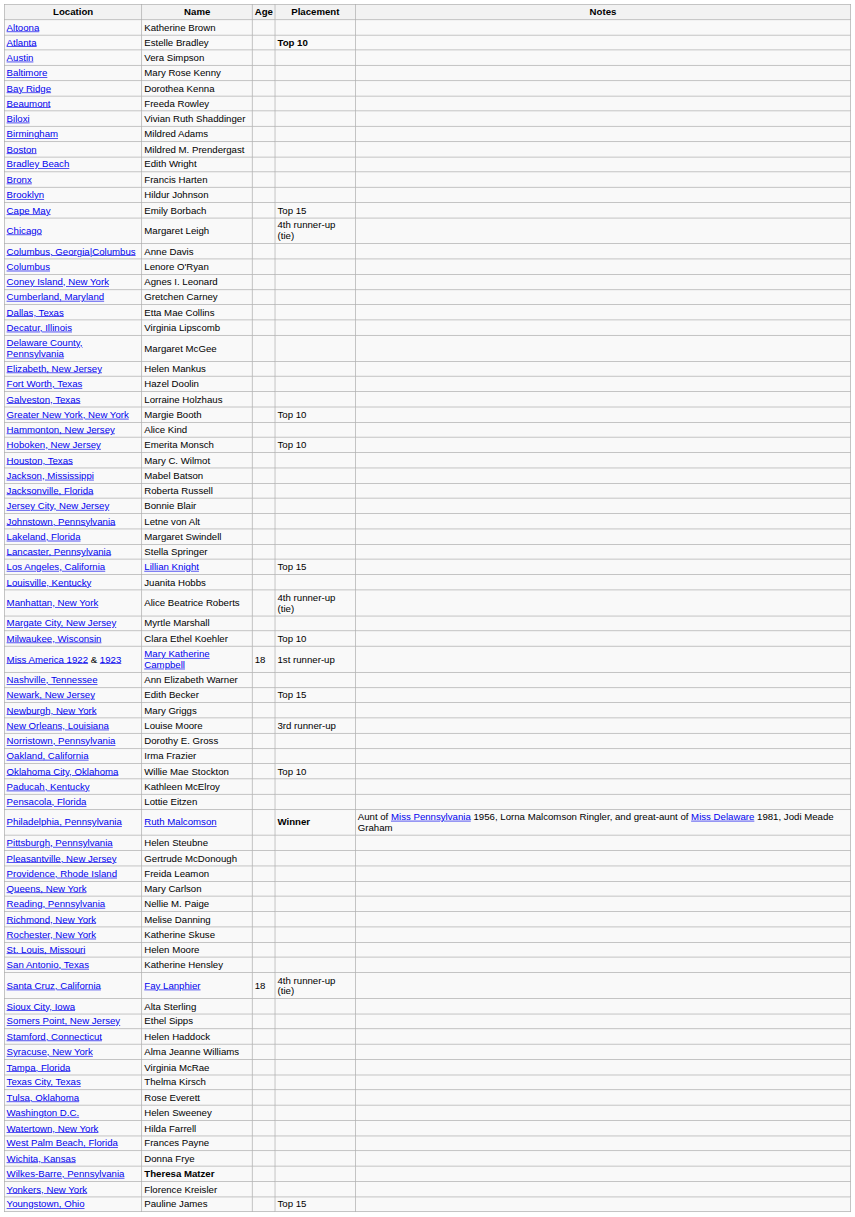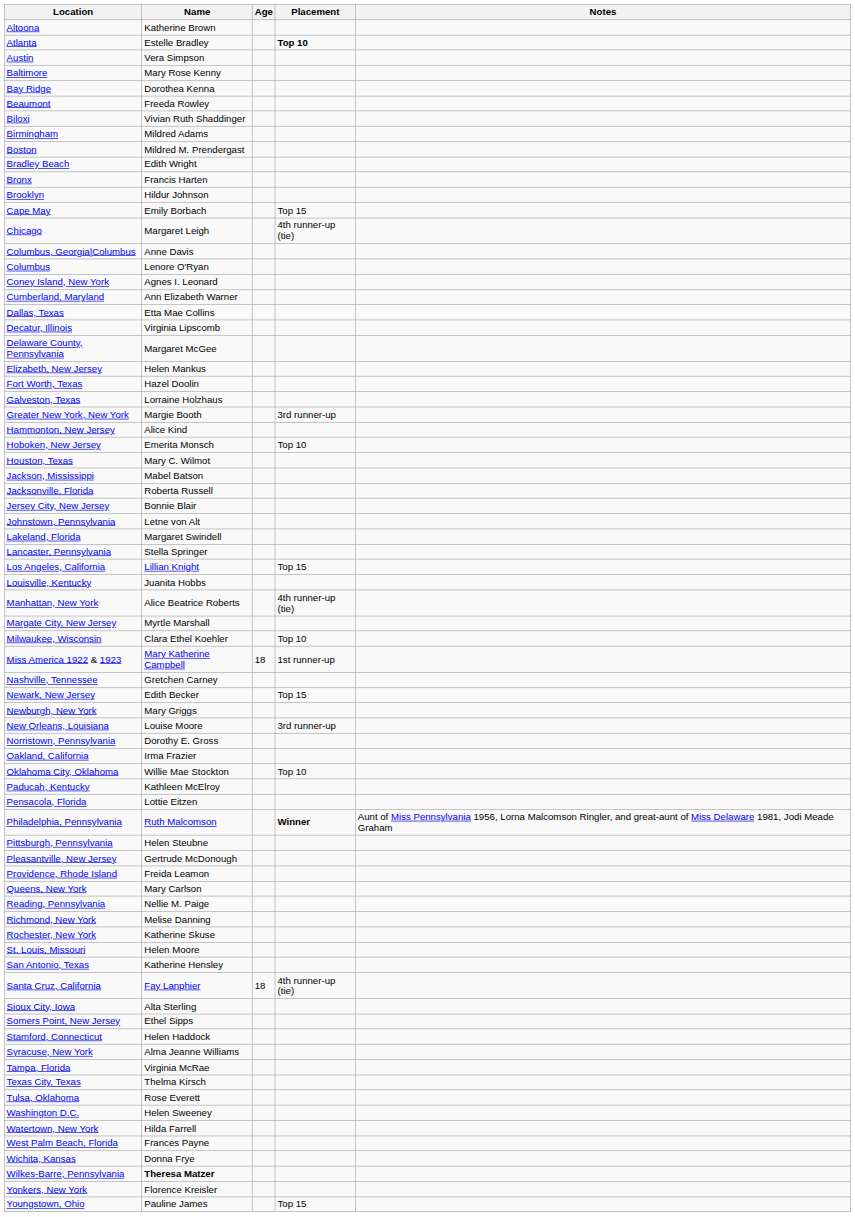(181, 297) Gretchen Carney -> (191, 297) Ann Elizabeth Warner
(292, 415) Top 10 -> (307, 415) 3rd runner-up
(191, 680) Ann Elizabeth Warner -> (181, 680) Gretchen Carney
